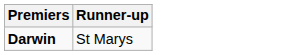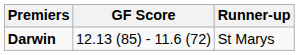+ column: (144, 15)
